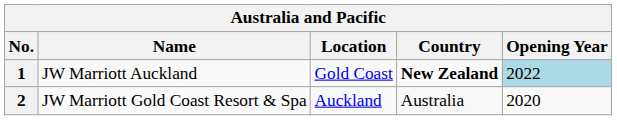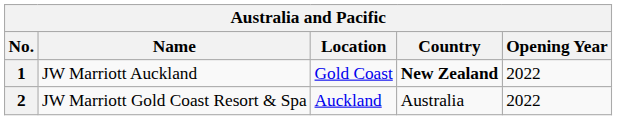(523, 73) lightblue background -> (523, 73) no background
(523, 100) 2020 -> (523, 100) 2022
